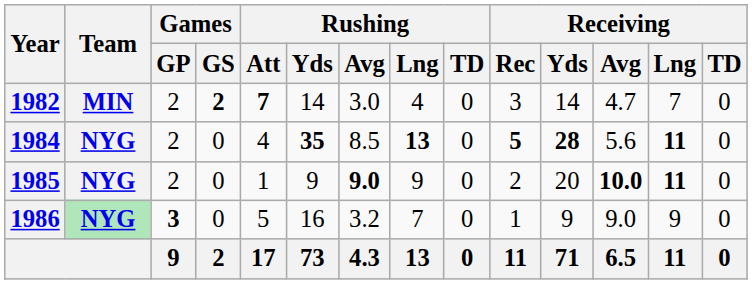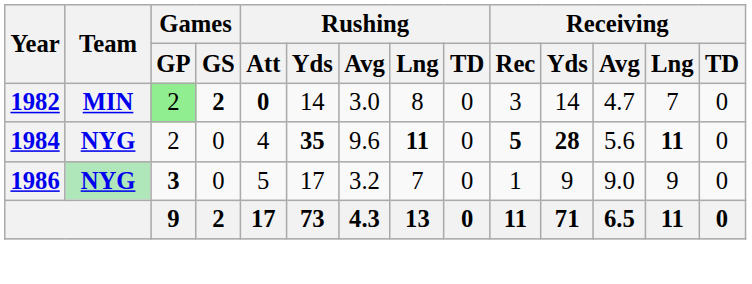(173, 102) no background -> (173, 102) lightgreen background
(263, 102) 7 -> (263, 102) 0
(417, 102) 4 -> (417, 102) 8
(365, 141) 8.5 -> (365, 141) 9.6
(417, 141) 13 -> (417, 141) 11
- row: (35, 180)
(312, 219) 16 -> (312, 180) 17
